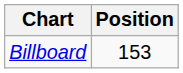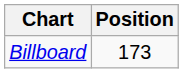(135, 51) 153 -> (135, 51) 173
